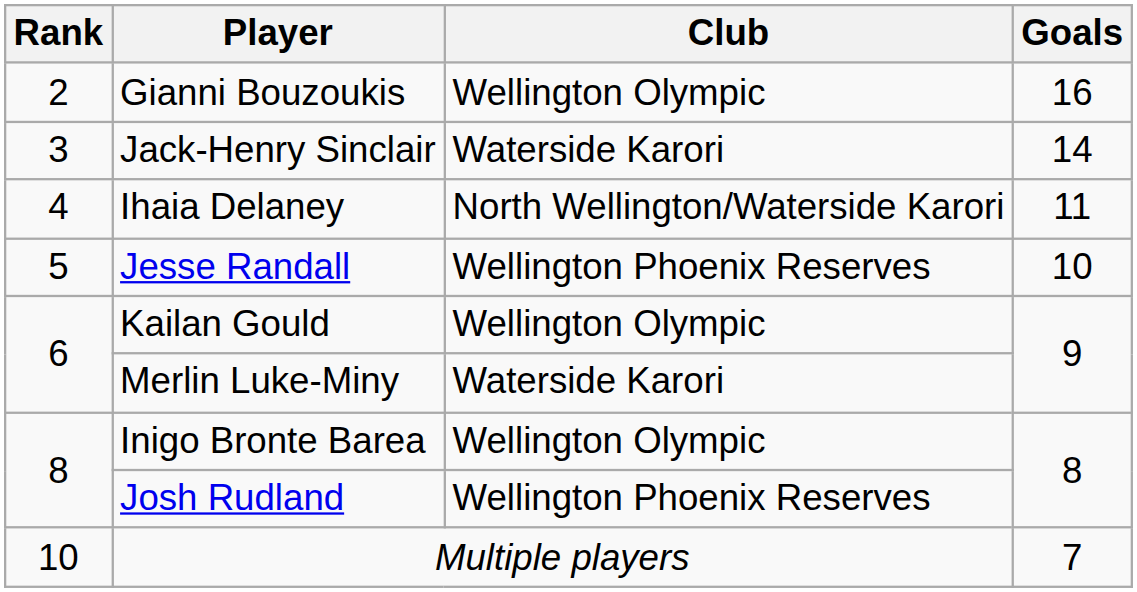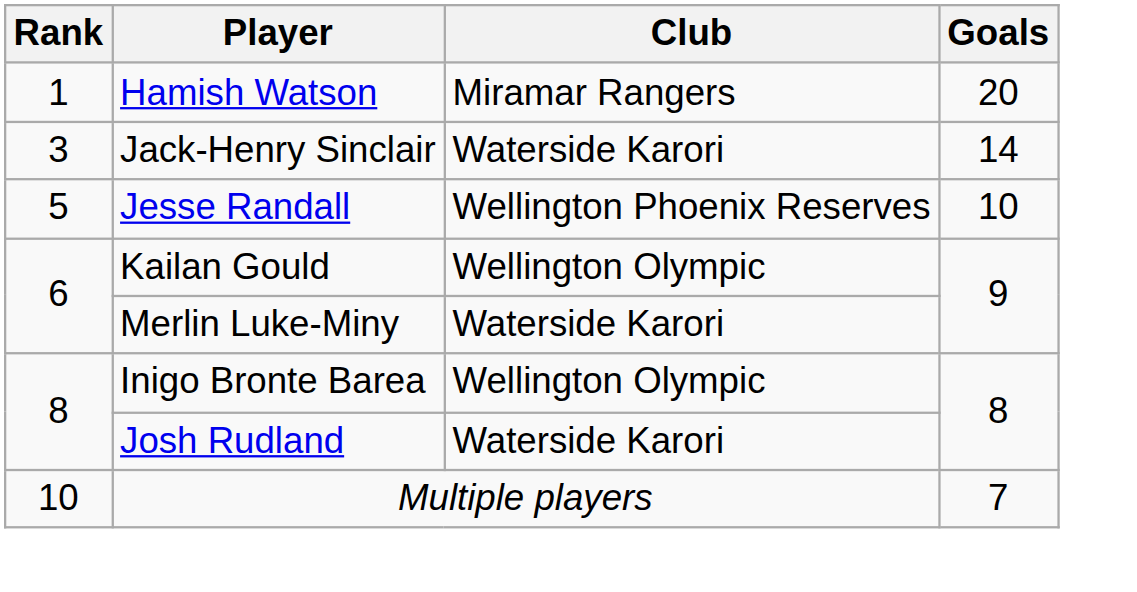+ row: (249, 91)
- row: (263, 91)
- row: (232, 207)
(692, 498) Wellington Phoenix Reserves -> (588, 440) Waterside Karori
